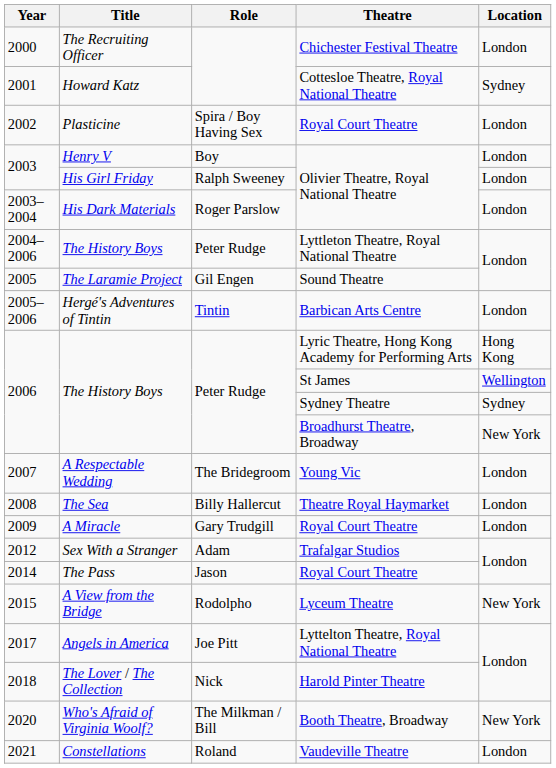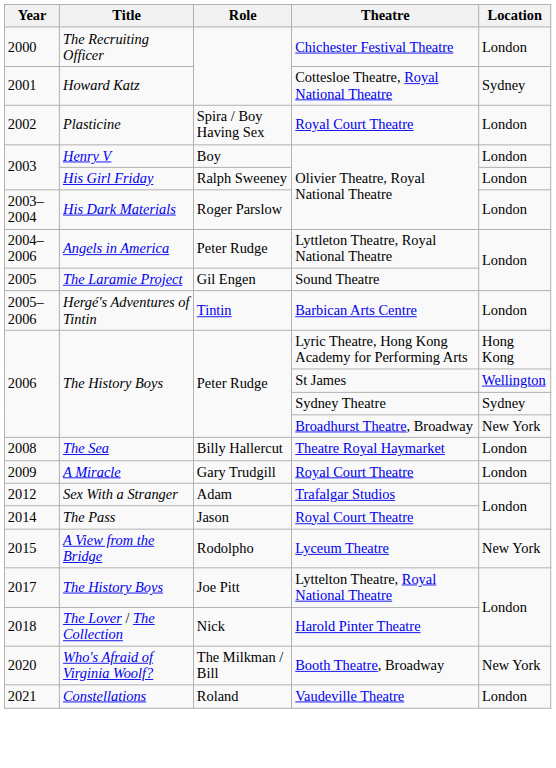(113, 248) The History Boys -> (116, 248) Angels in America
- row: (22, 473)
(116, 642) Angels in America -> (113, 587) The History Boys
